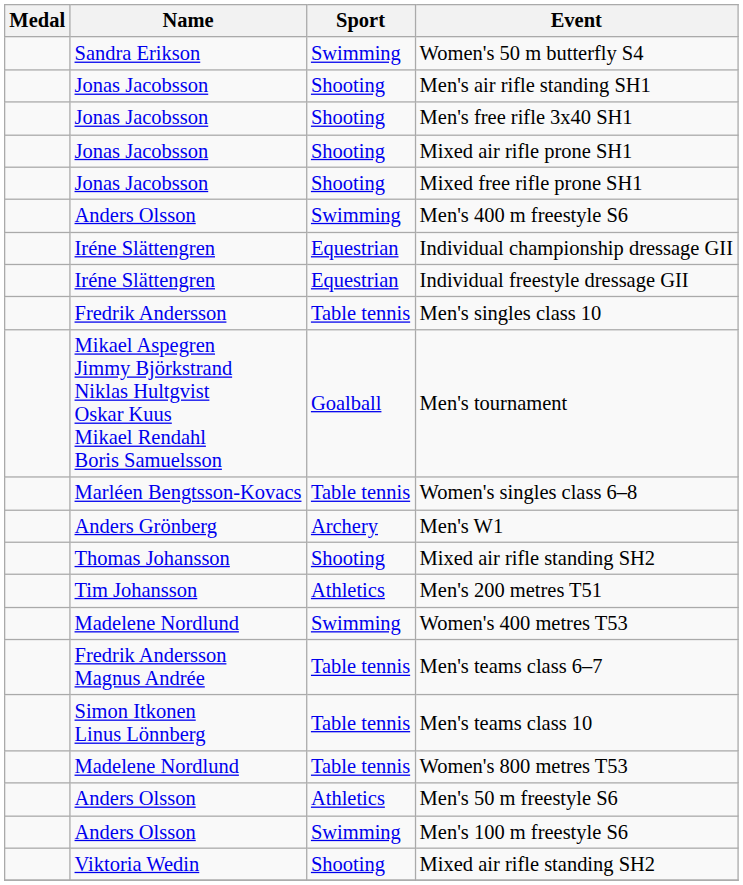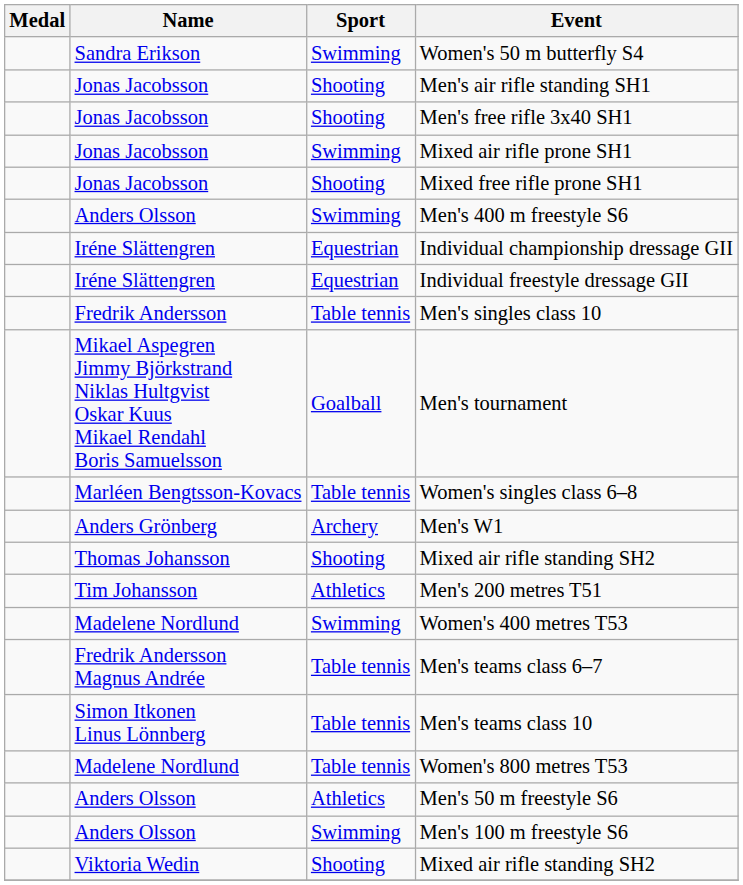(348, 150) Shooting -> (356, 150) Swimming
